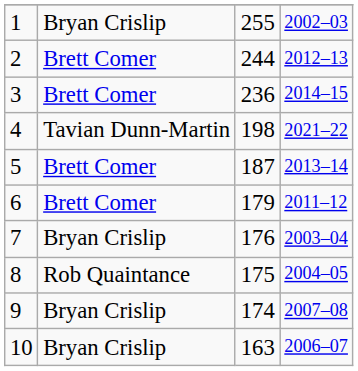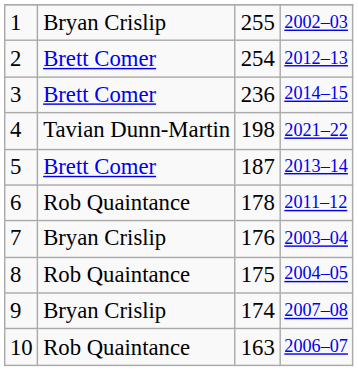(258, 58) 244 -> (258, 58) 254
(100, 202) Brett Comer -> (117, 202) Rob Quaintance
(258, 202) 179 -> (258, 202) 178
(105, 346) Bryan Crislip -> (117, 346) Rob Quaintance
